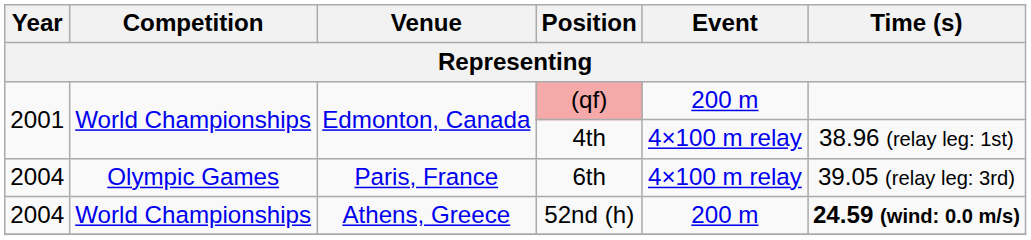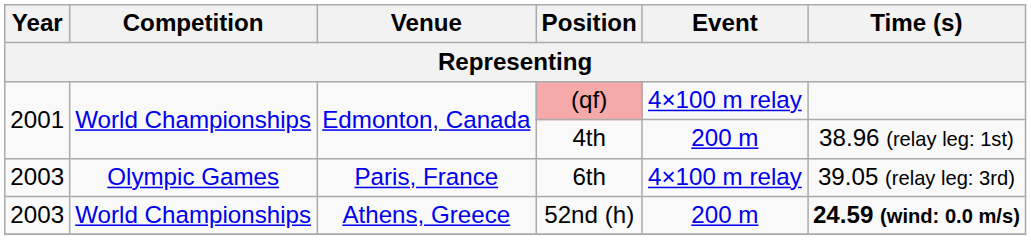(725, 100) 200 m -> (725, 100) 4×100 m relay
(725, 138) 4×100 m relay -> (725, 138) 200 m
(37, 176) 2004 -> (37, 176) 2003
(37, 215) 2004 -> (37, 215) 2003
